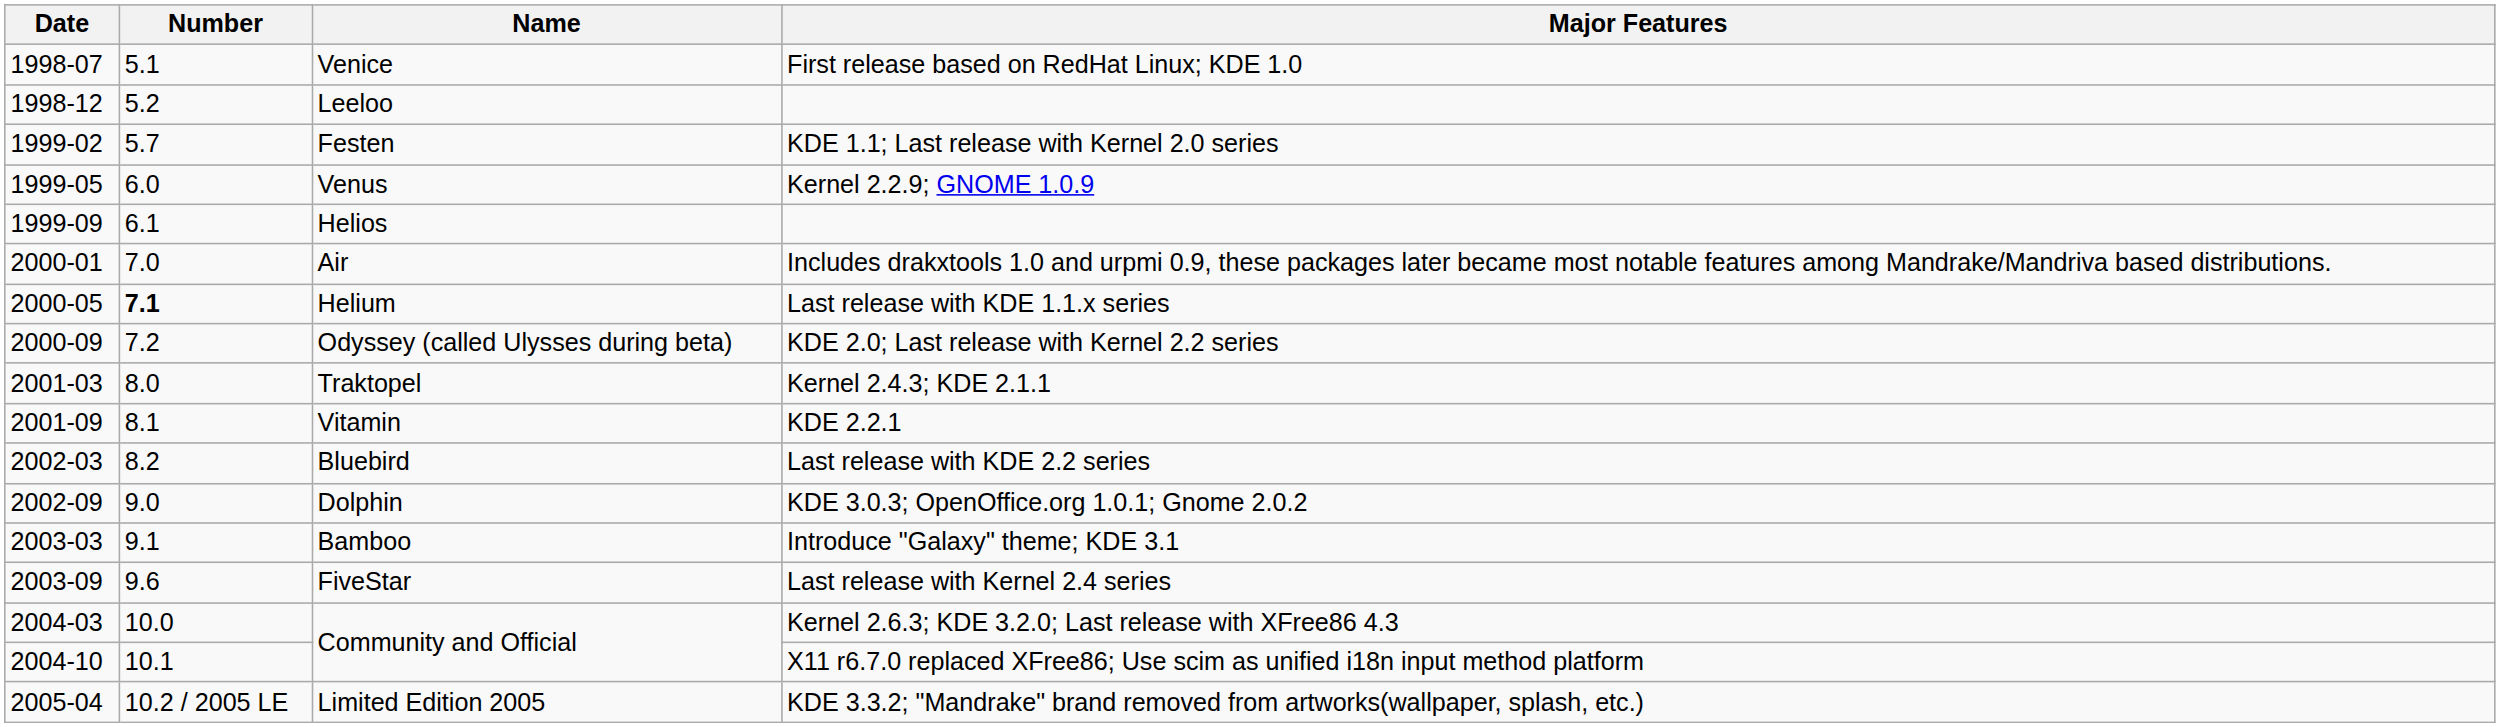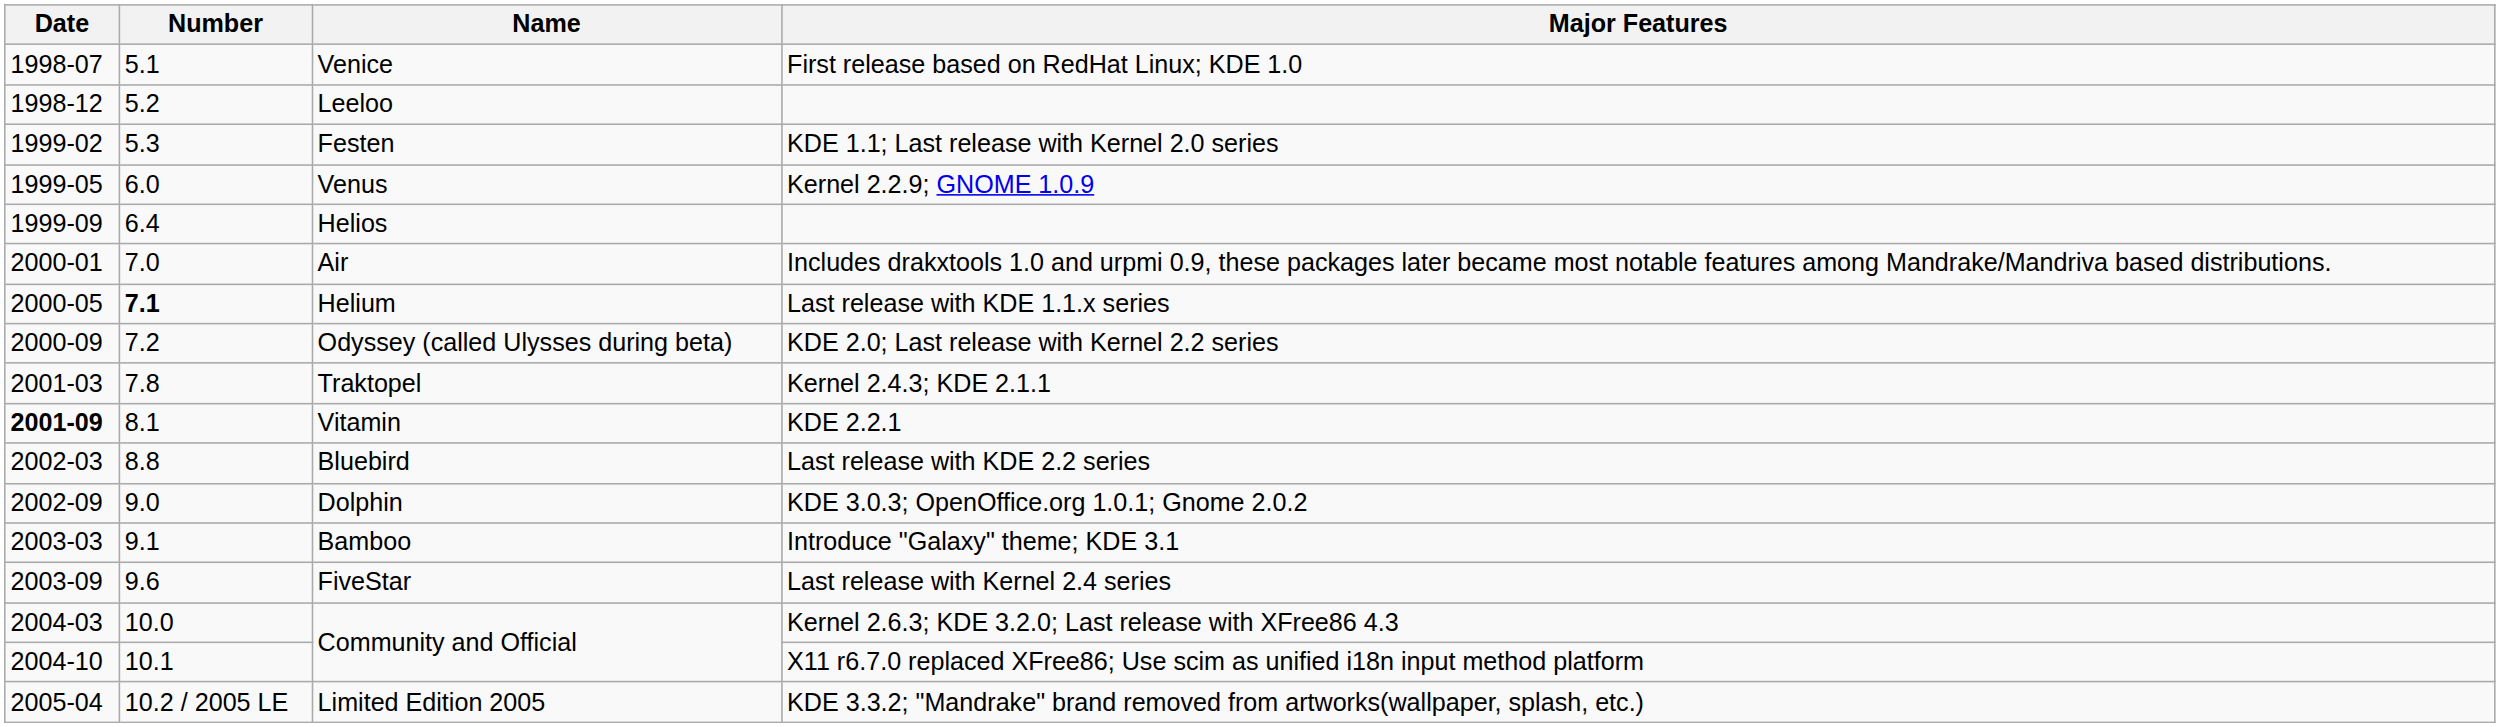(142, 144) 5.7 -> (142, 144) 5.3
(142, 223) 6.1 -> (142, 223) 6.4
(142, 383) 8.0 -> (142, 383) 7.8
(57, 422) normal -> (57, 422) bold
(142, 462) 8.2 -> (142, 462) 8.8
